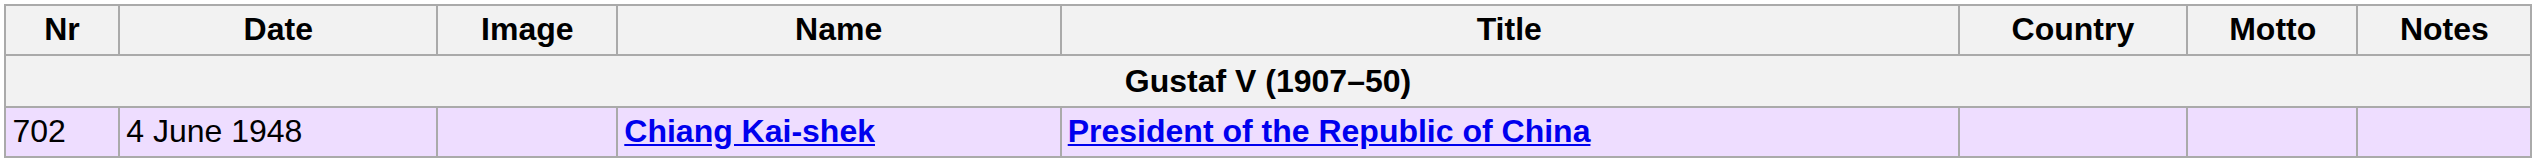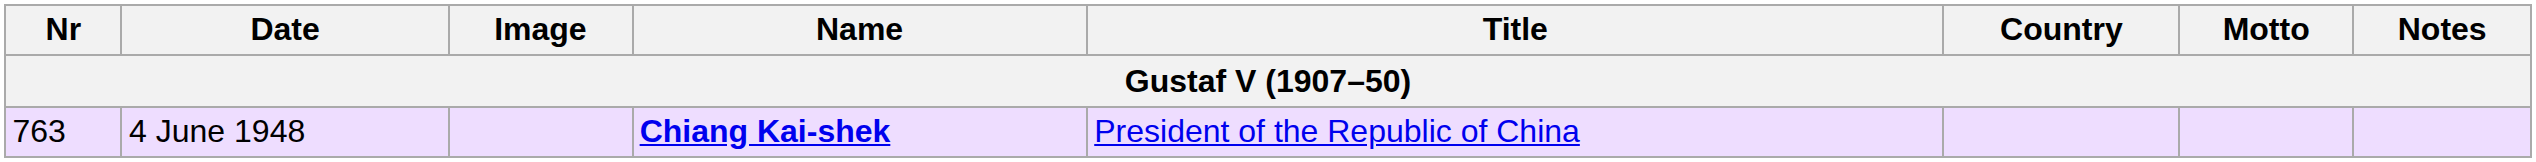(39, 131) 702 -> (39, 131) 763
(1329, 131) bold -> (1337, 131) normal
